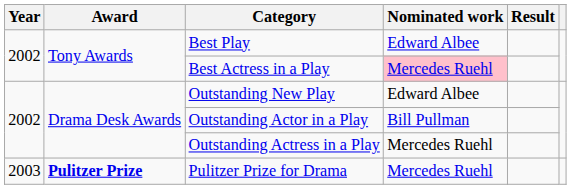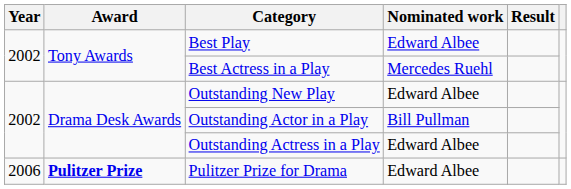(440, 68) pink background -> (440, 68) no background
(440, 145) Mercedes Ruehl -> (433, 145) Edward Albee
(24, 171) 2003 -> (24, 171) 2006
(440, 171) Mercedes Ruehl -> (433, 171) Edward Albee
